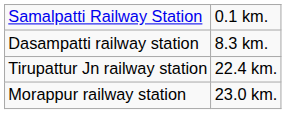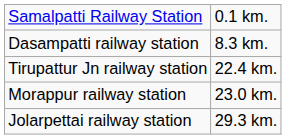+ row: (100, 120)
